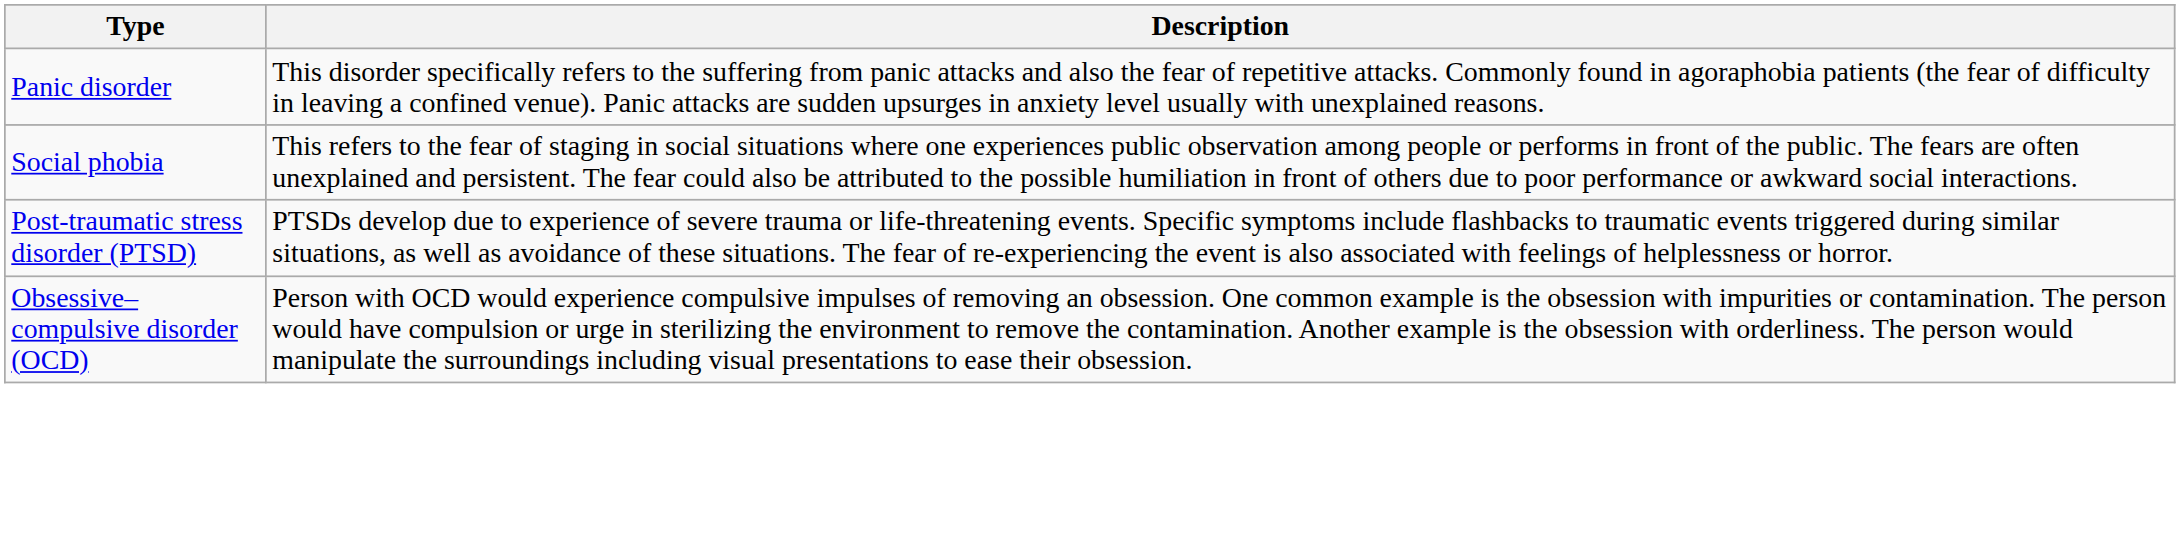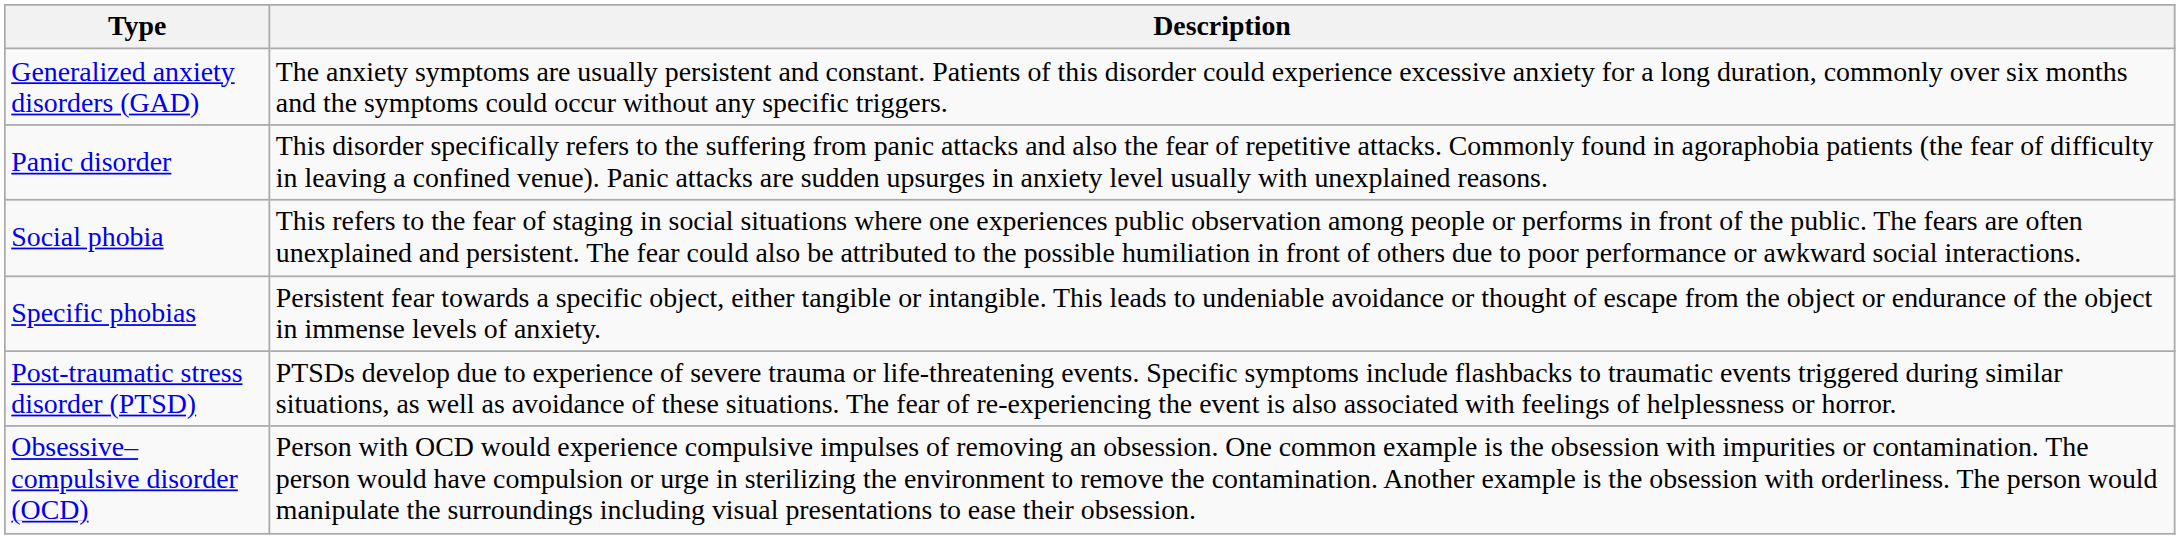+ row: (123, 86)
+ row: (104, 312)
